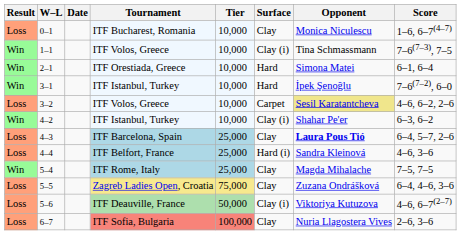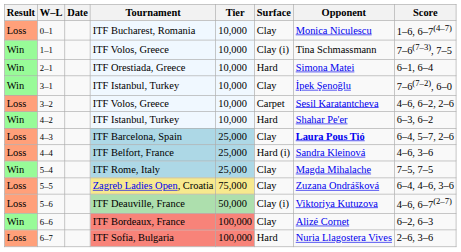(267, 85) Hard -> (267, 85) Clay
(337, 103) khaki background -> (337, 103) no background
(273, 120) Clay (i) -> (267, 120) Hard
+ row: (46, 222)
(267, 221) Clay -> (267, 238) Hard
